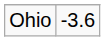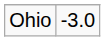(78, 20) -3.6 -> (78, 20) -3.0
